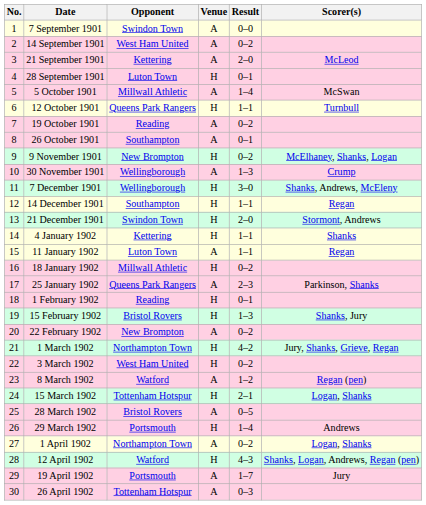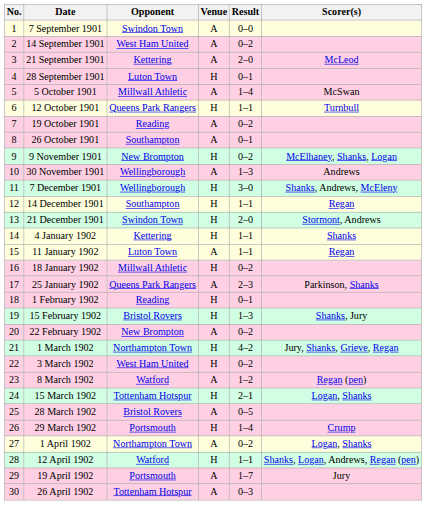(342, 172) Crump -> (342, 172) Andrews
(342, 428) Andrews -> (342, 428) Crump
(245, 460) 4–3 -> (245, 460) 1–1
